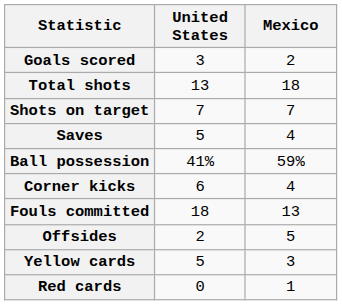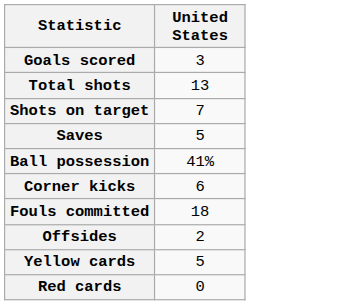- column: (291, 26)
